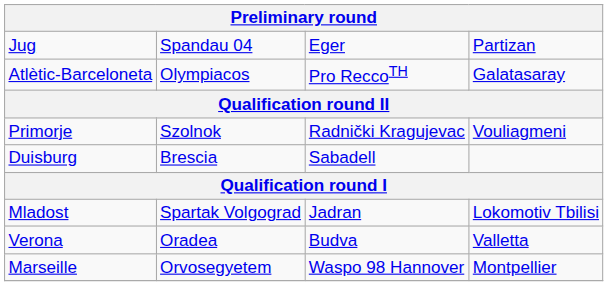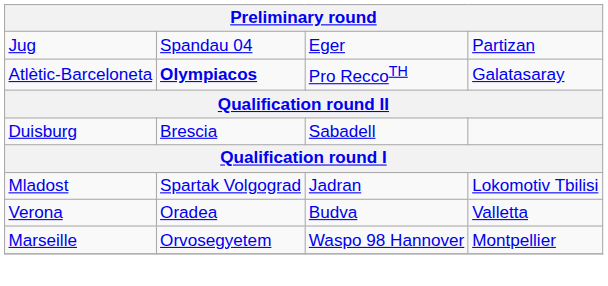(205, 74) normal -> (209, 74) bold
- row: (40, 131)
